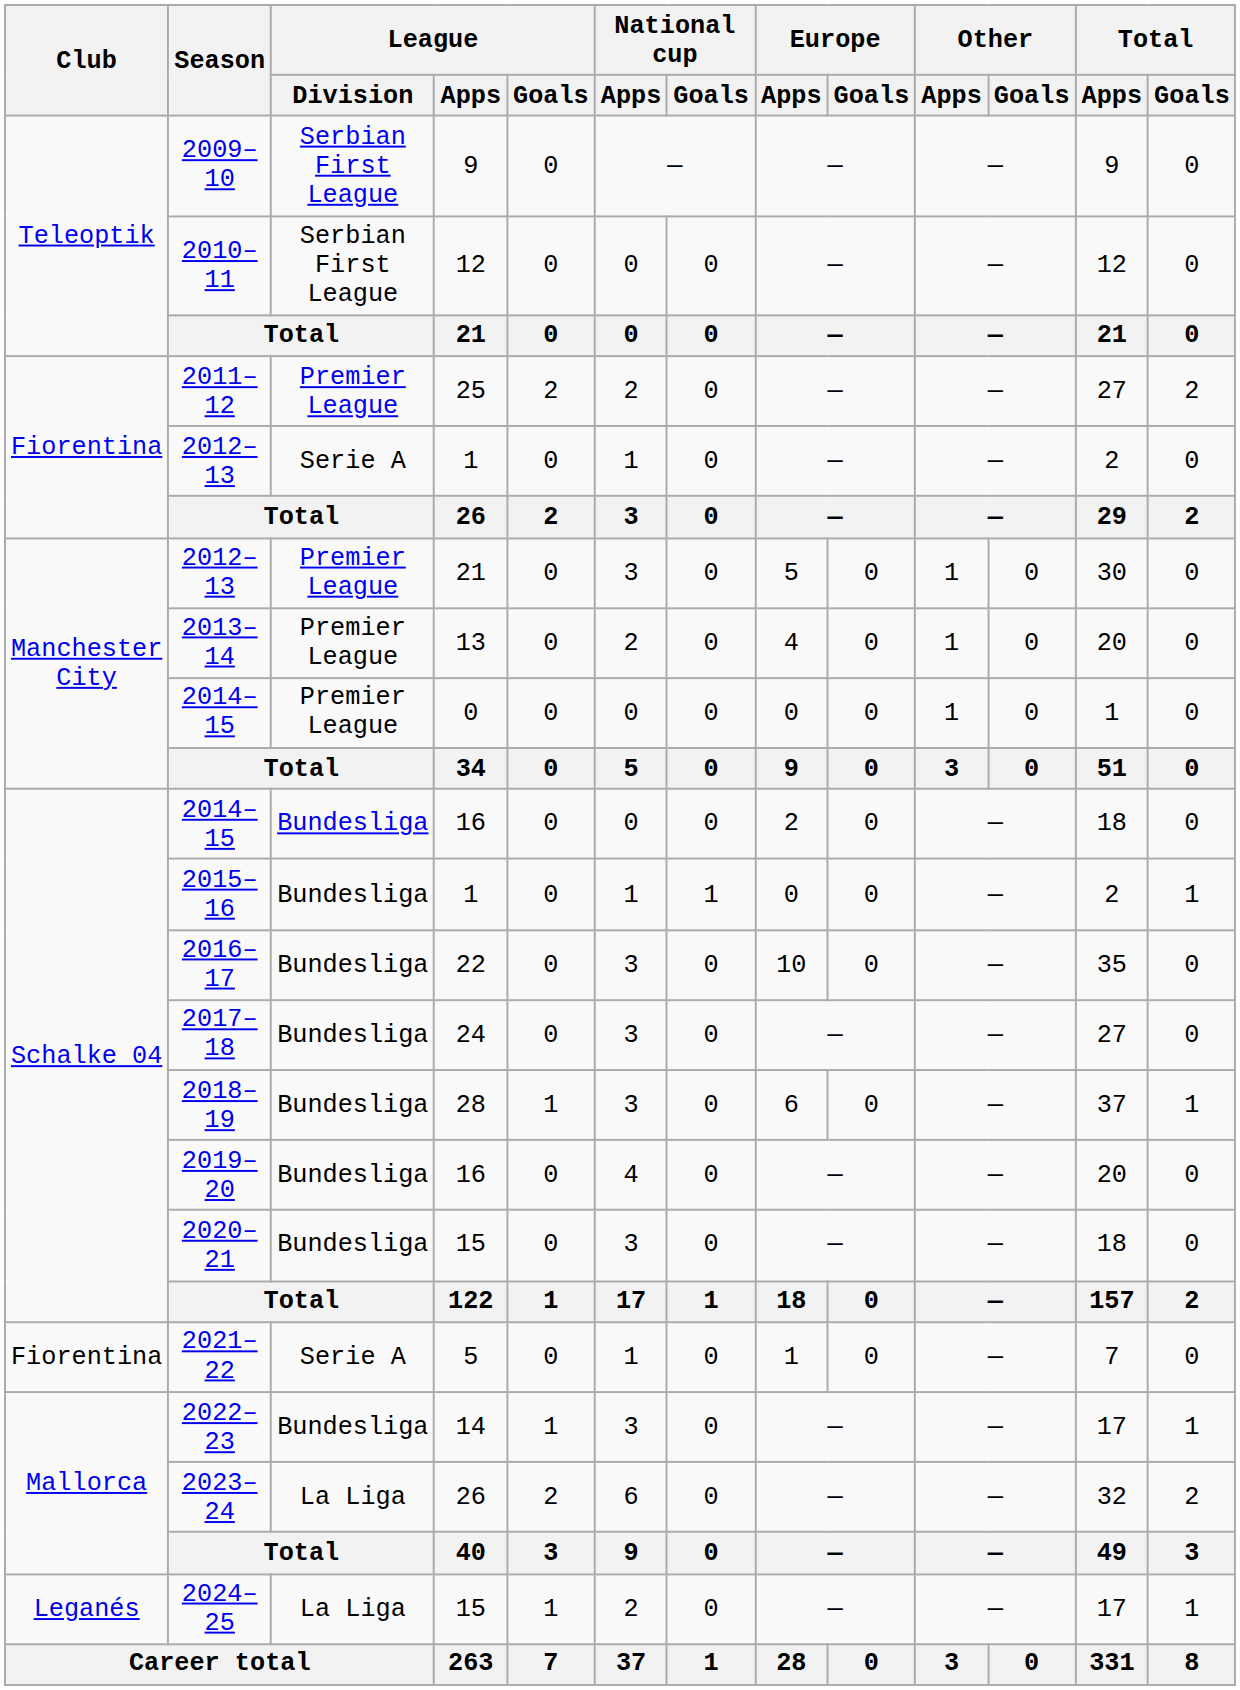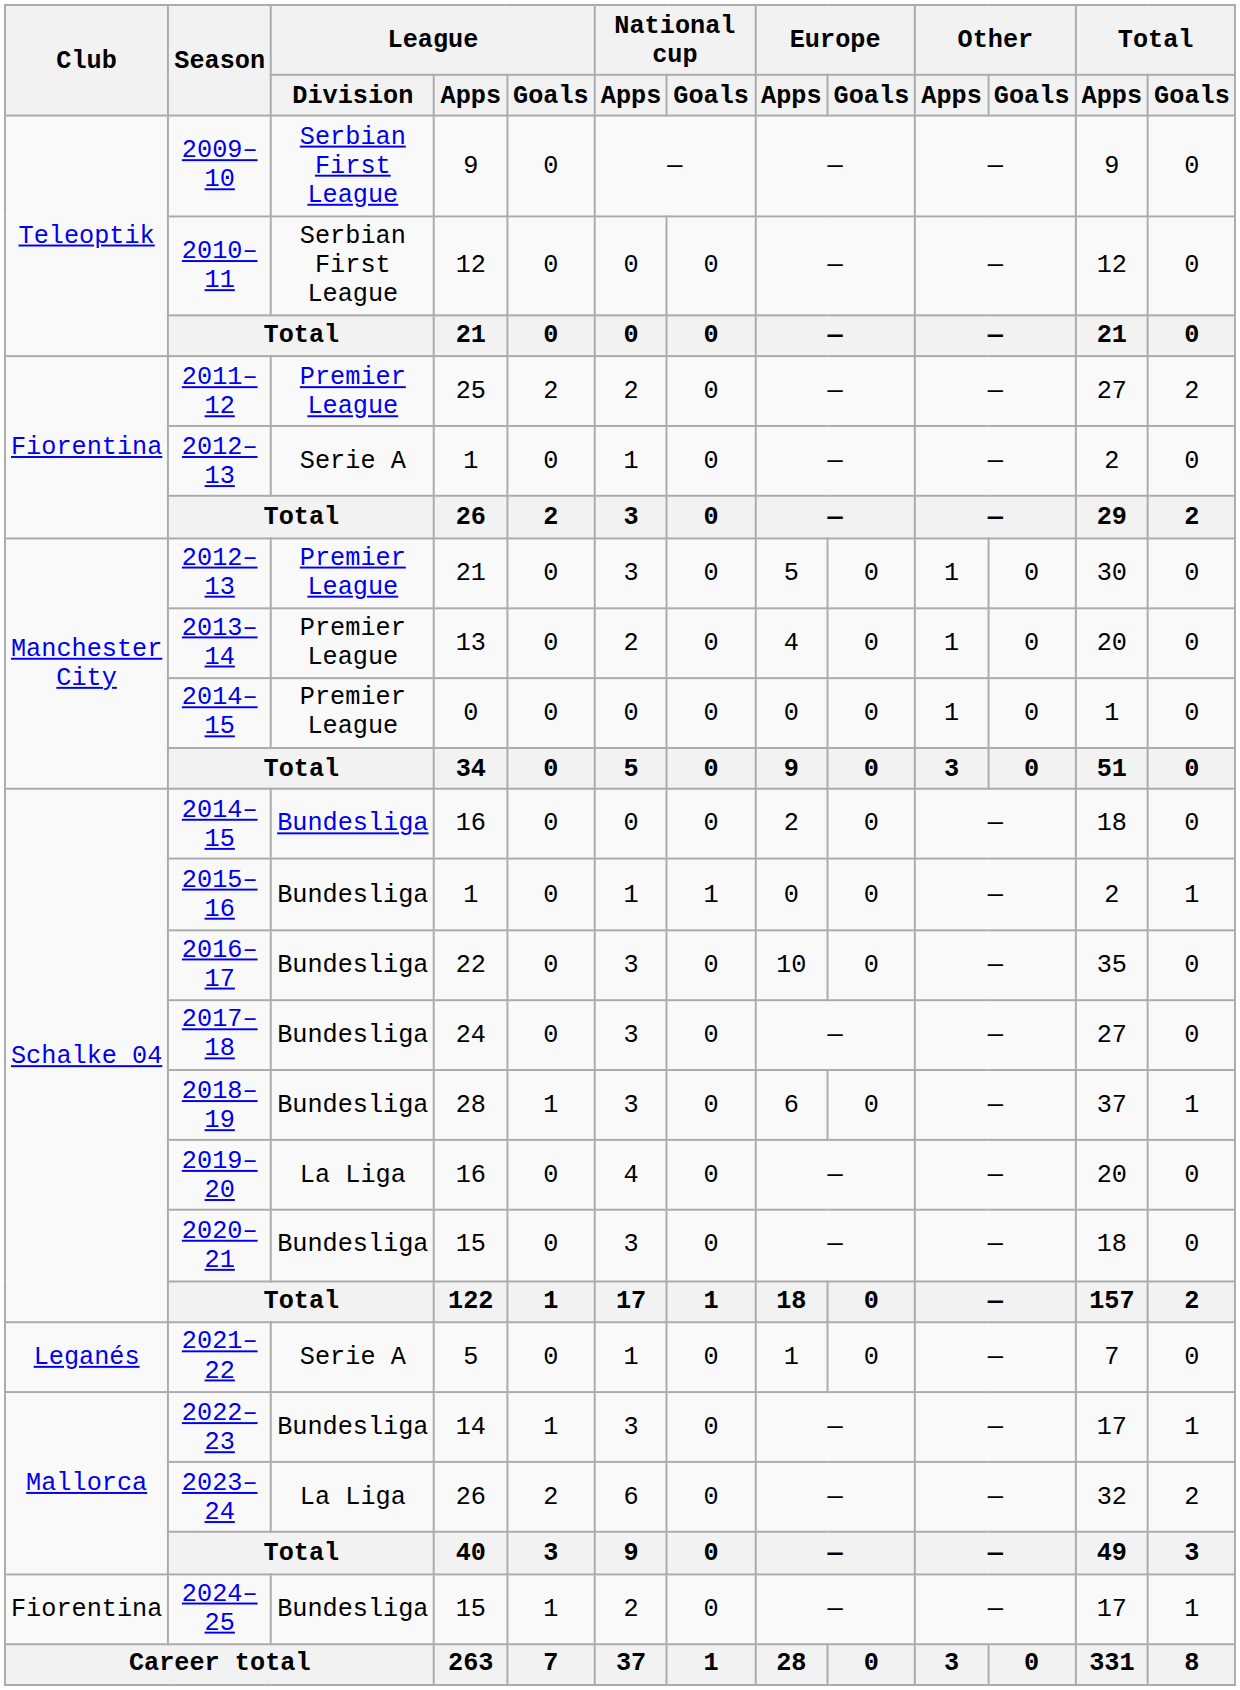(353, 1175) Bundesliga -> (353, 1175) La Liga
(87, 1357) Fiorentina -> (87, 1357) Leganés
(87, 1609) Leganés -> (87, 1609) Fiorentina
(353, 1609) La Liga -> (353, 1609) Bundesliga
